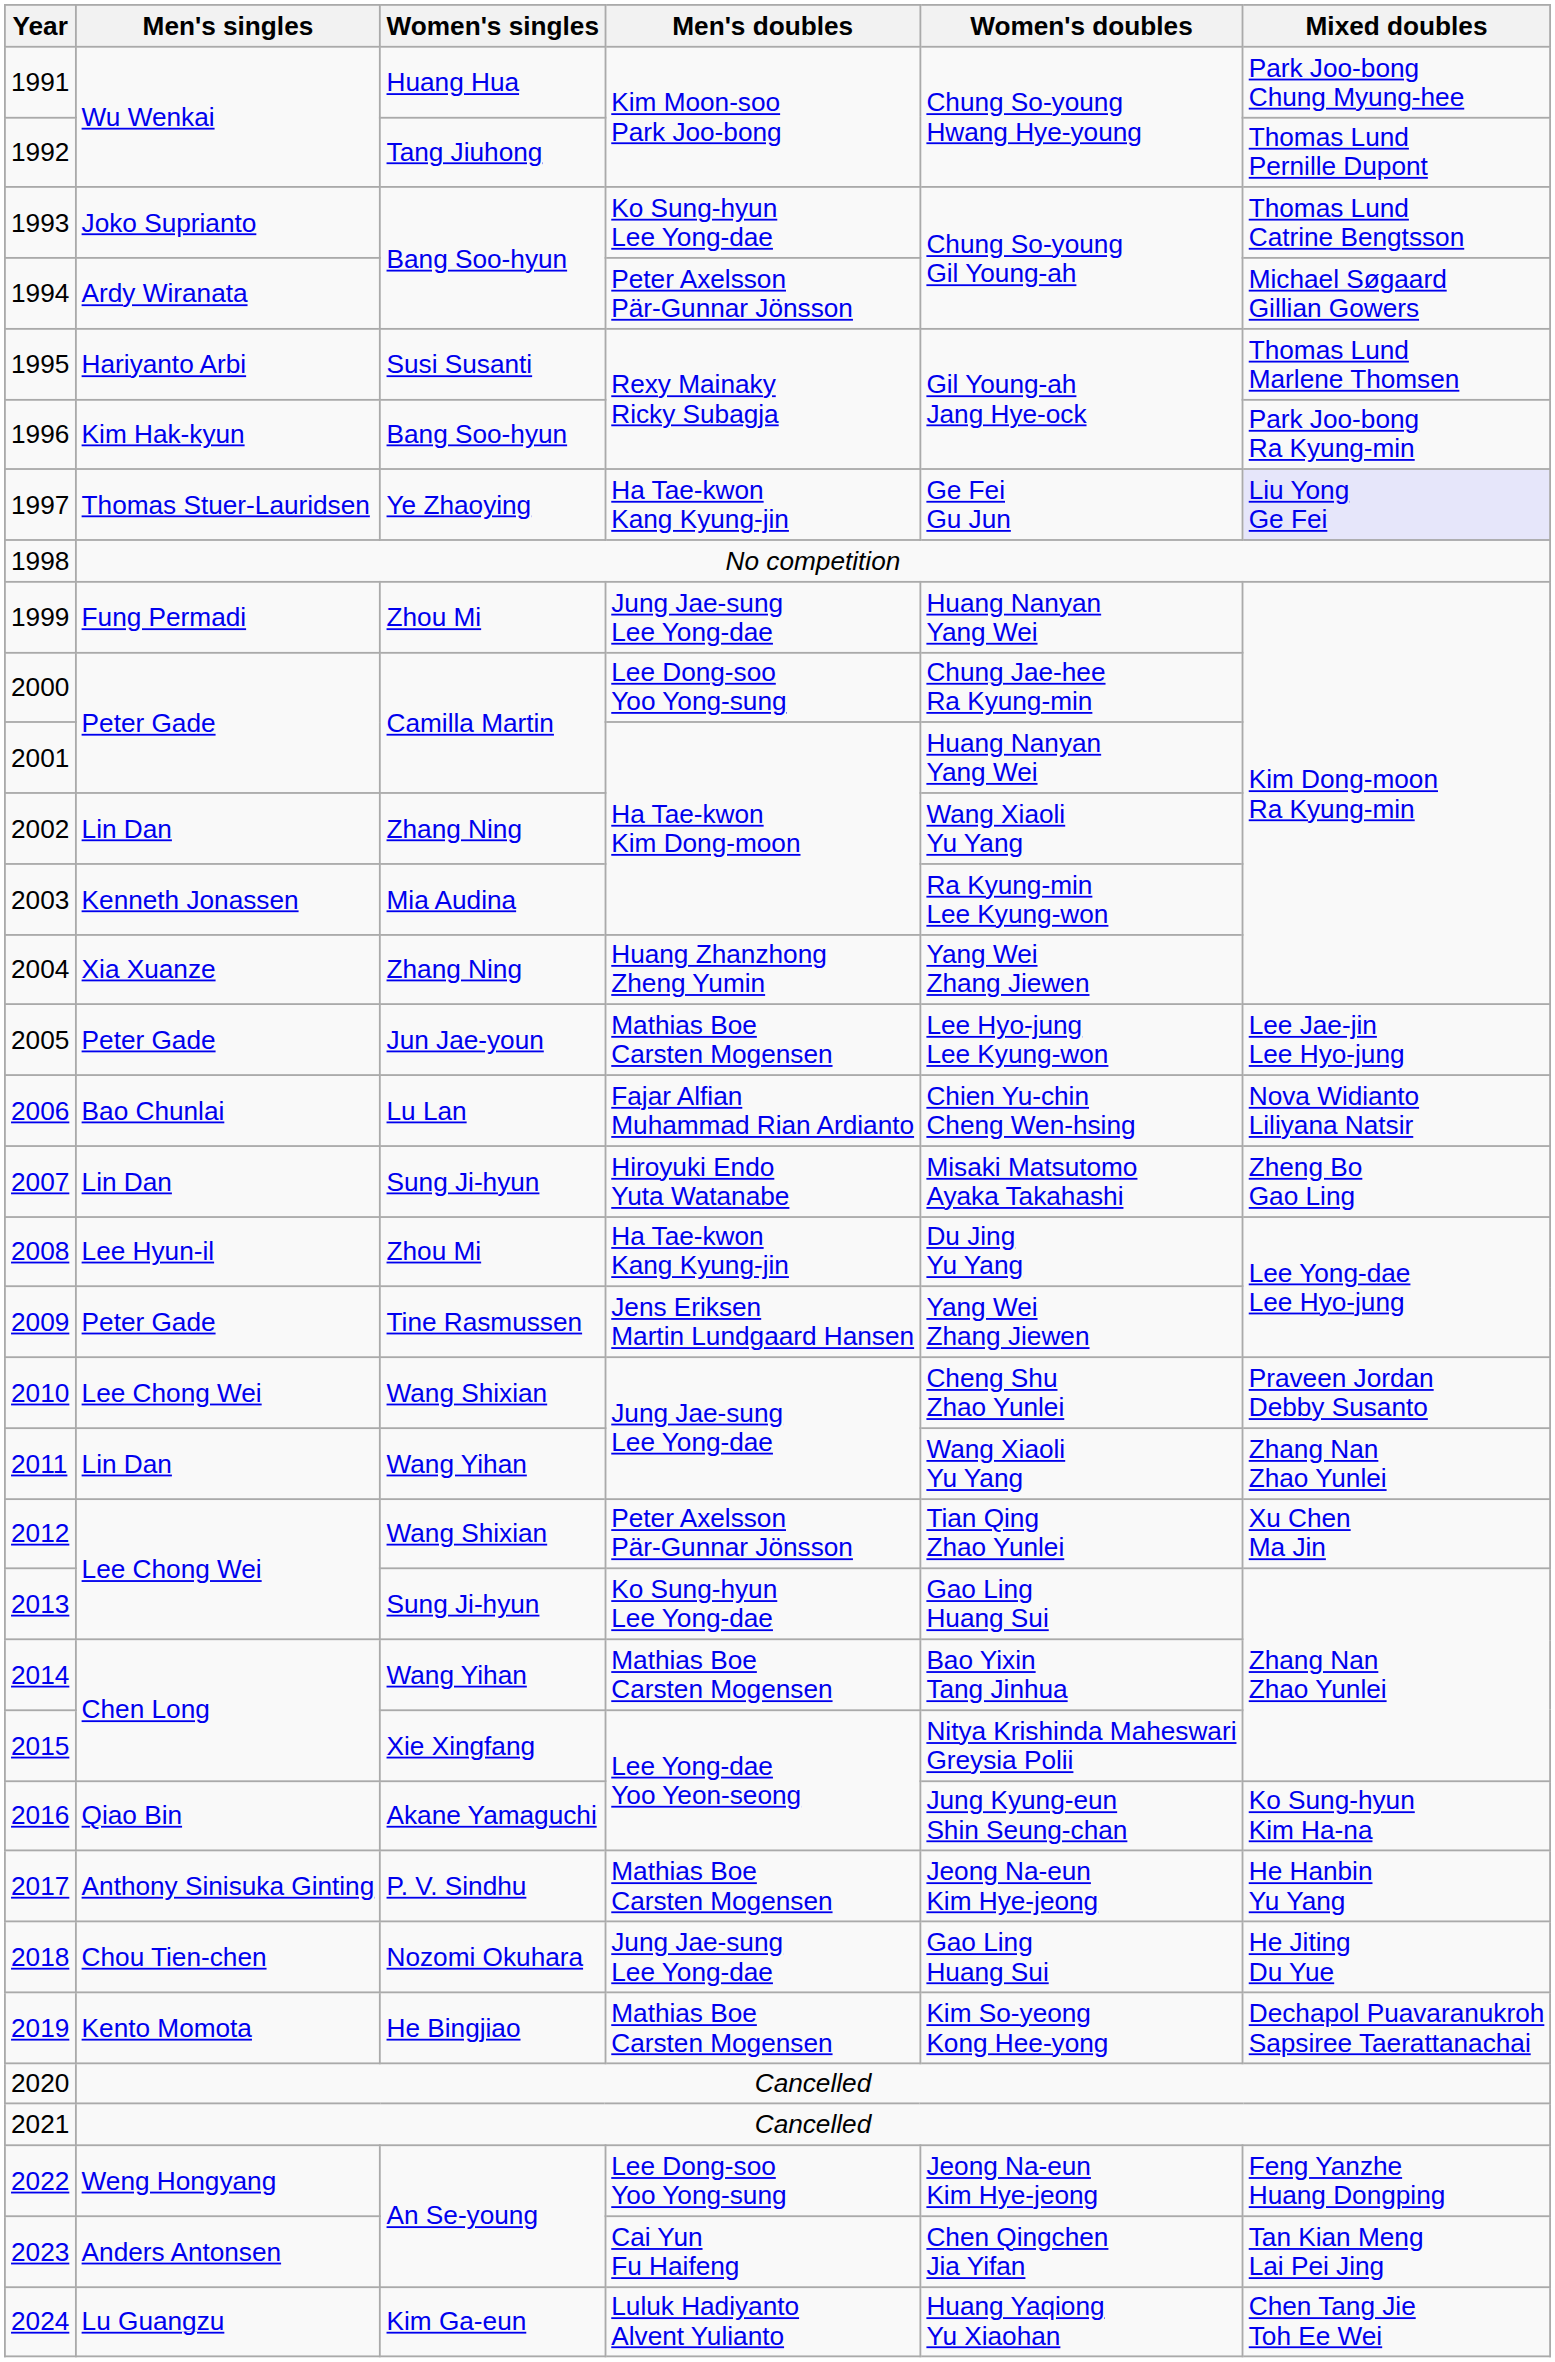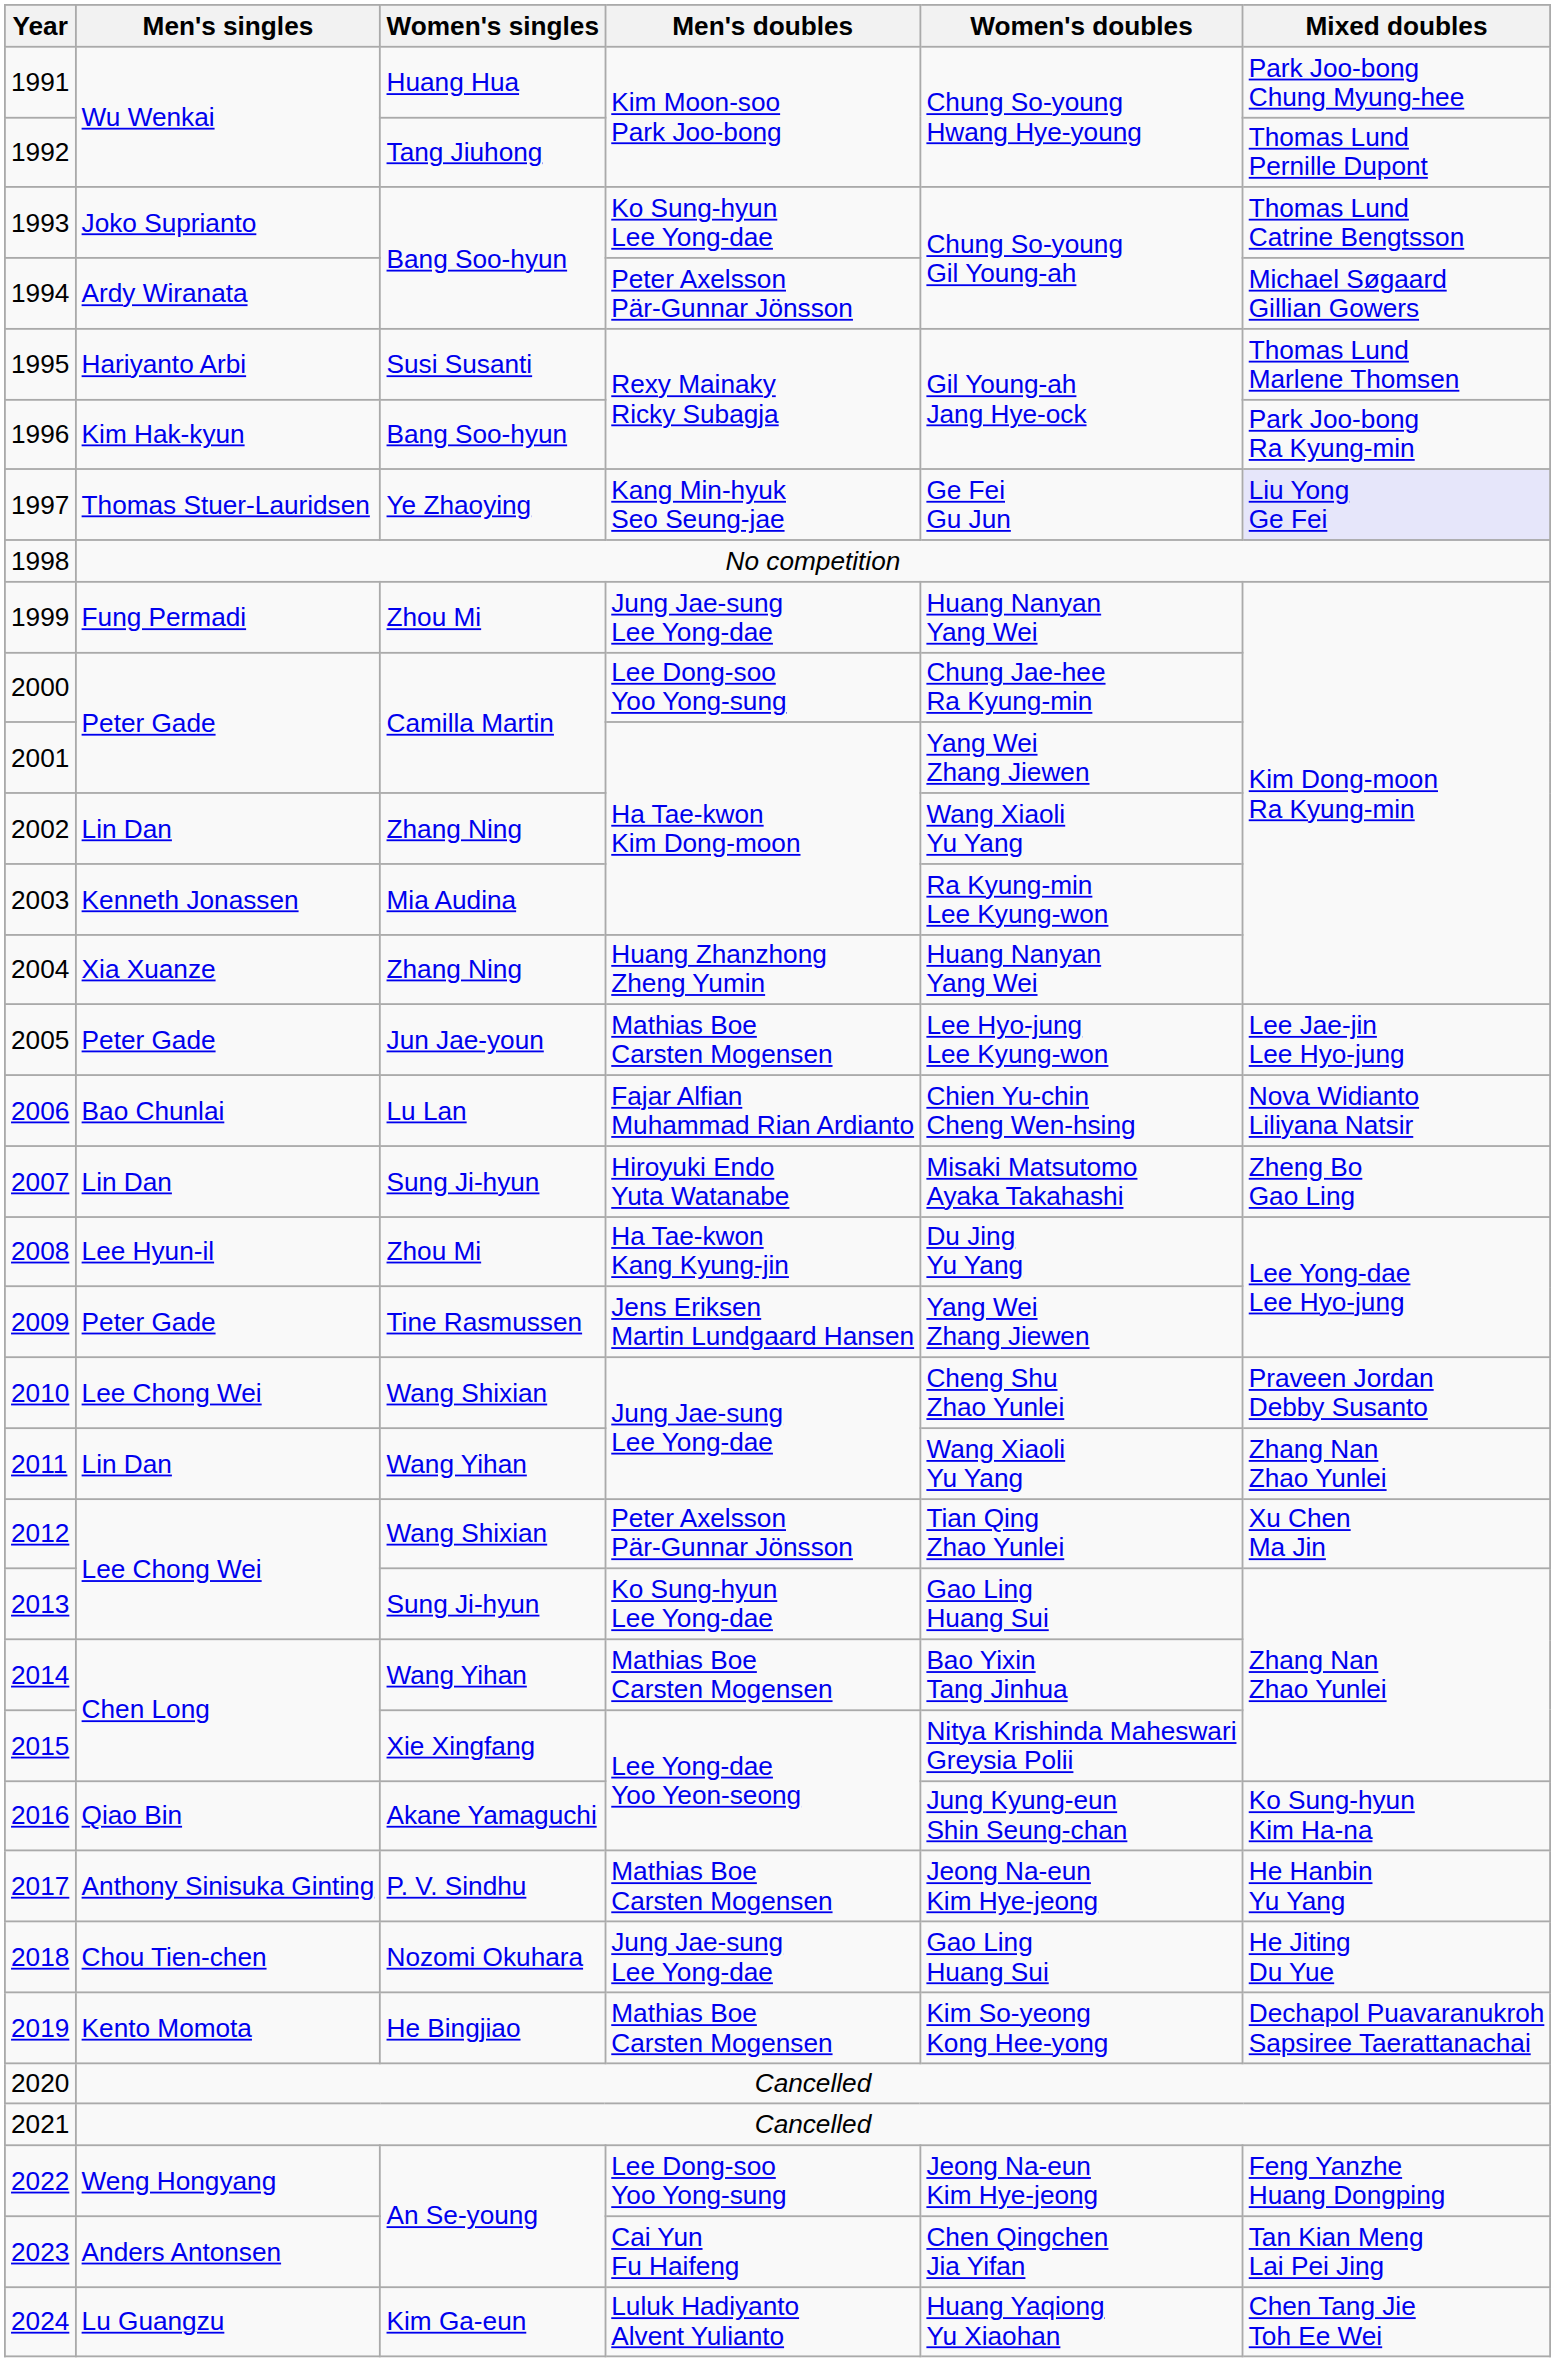(700, 505) Ha Tae-kwon Kang Kyung-jin -> (699, 505) Kang Min-hyuk Seo Seung-jae
(1014, 758) Huang Nanyan Yang Wei -> (1008, 758) Yang Wei Zhang Jiewen
(1008, 970) Yang Wei Zhang Jiewen -> (1014, 970) Huang Nanyan Yang Wei
